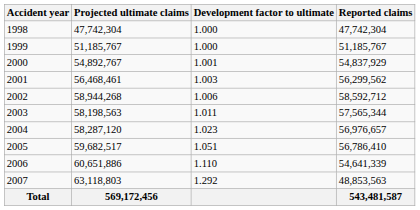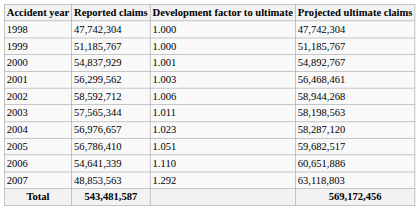columns swapped: (376, 12) <-> (131, 12)
